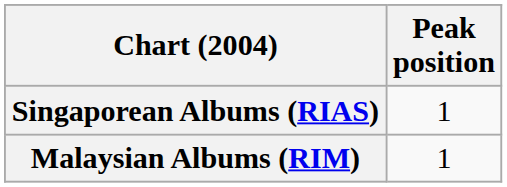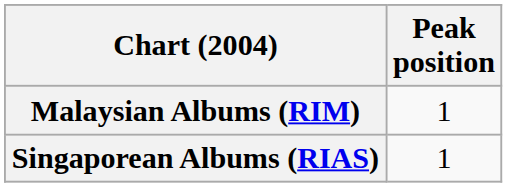rows swapped: (195, 157) <-> (195, 109)
